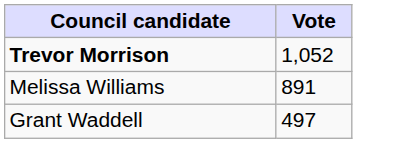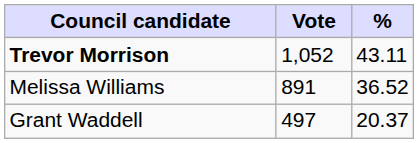+ column: (383, 21)
